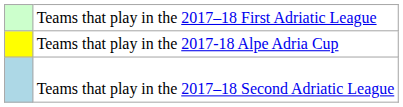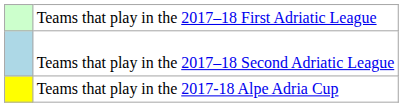rows swapped: (215, 89) <-> (188, 44)
